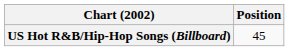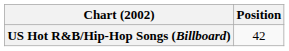(259, 35) 45 -> (259, 35) 42
